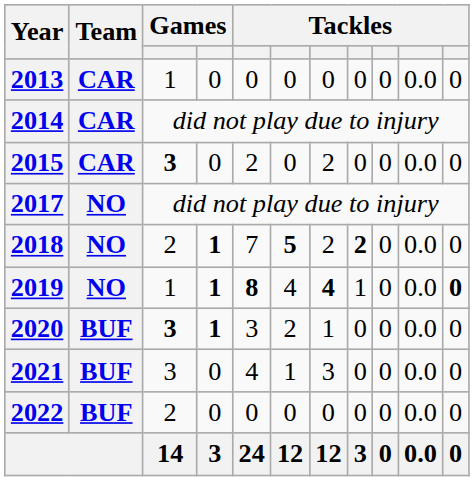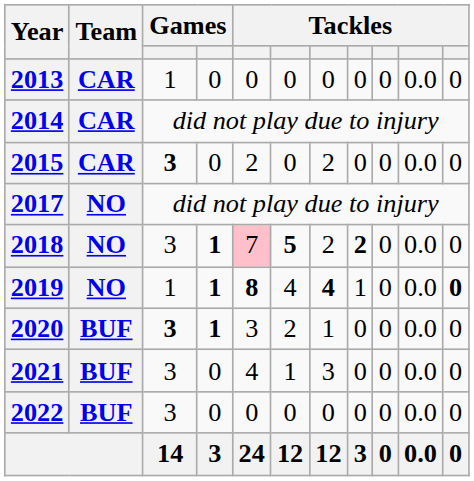(170, 245) 2 -> (170, 245) 3
(252, 245) no background -> (252, 245) pink background
(170, 411) 2 -> (170, 411) 3
